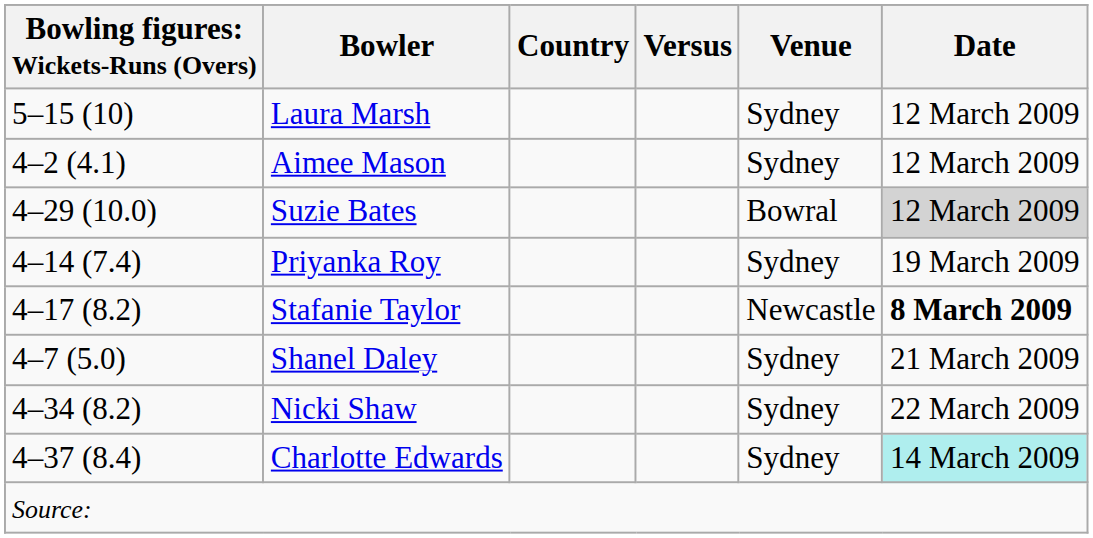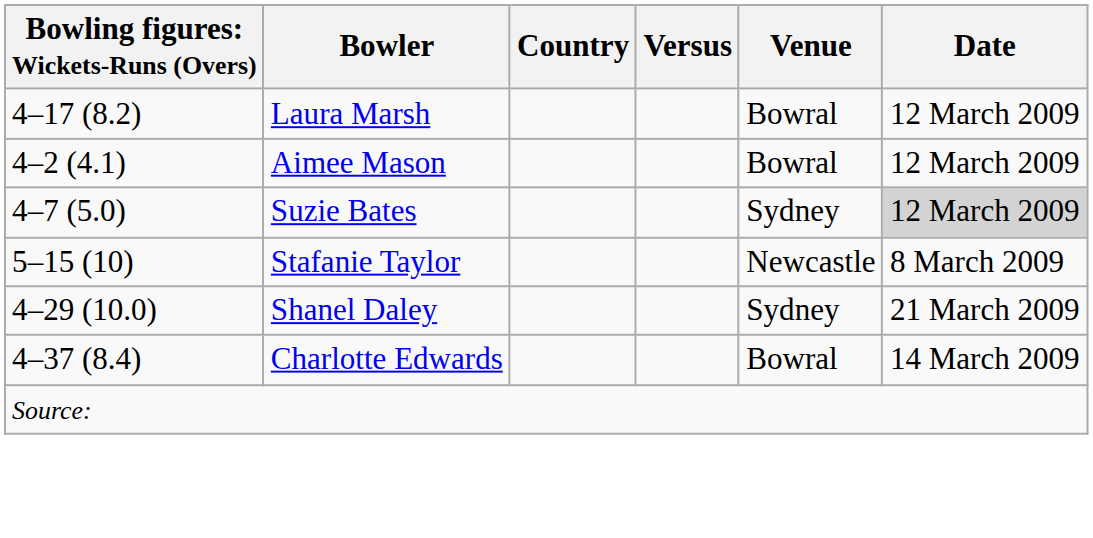(73, 113) 5–15 (10) -> (77, 113) 4–17 (8.2)
(793, 113) Sydney -> (792, 113) Bowral
(793, 162) Sydney -> (792, 162) Bowral
(85, 211) 4–29 (10.0) -> (69, 211) 4–7 (5.0)
(792, 211) Bowral -> (793, 211) Sydney
- row: (356, 260)
(77, 310) 4–17 (8.2) -> (73, 260) 5–15 (10)
(981, 310) bold -> (977, 260) normal
(69, 359) 4–7 (5.0) -> (85, 310) 4–29 (10.0)
- row: (344, 408)
(793, 457) Sydney -> (792, 359) Bowral
(985, 457) paleturquoise background -> (985, 359) no background
